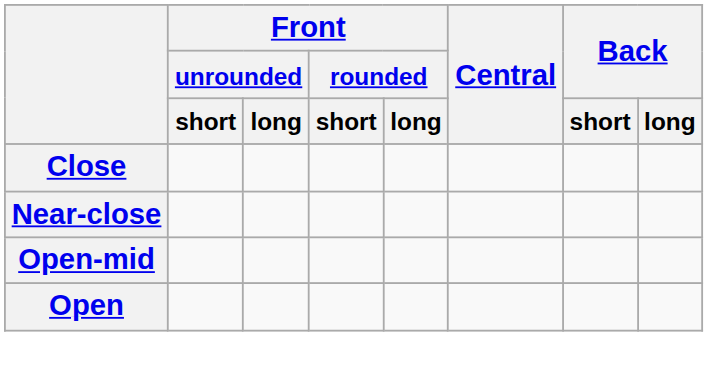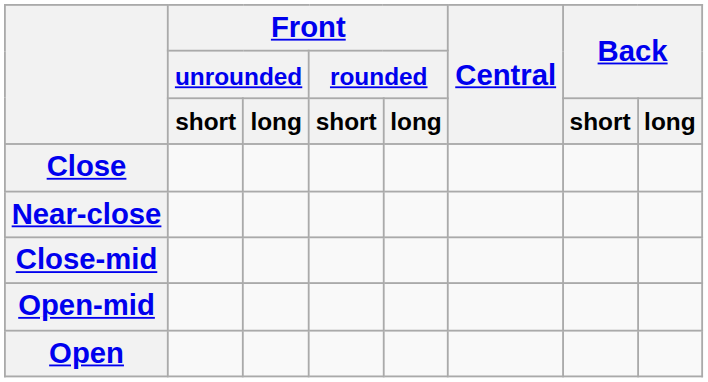+ row: (87, 259)
